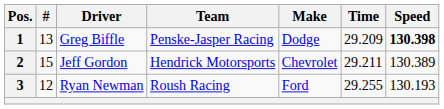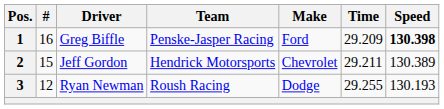(46, 39) 13 -> (46, 39) 16
(301, 39) Dodge -> (295, 39) Ford
(295, 86) Ford -> (301, 86) Dodge
